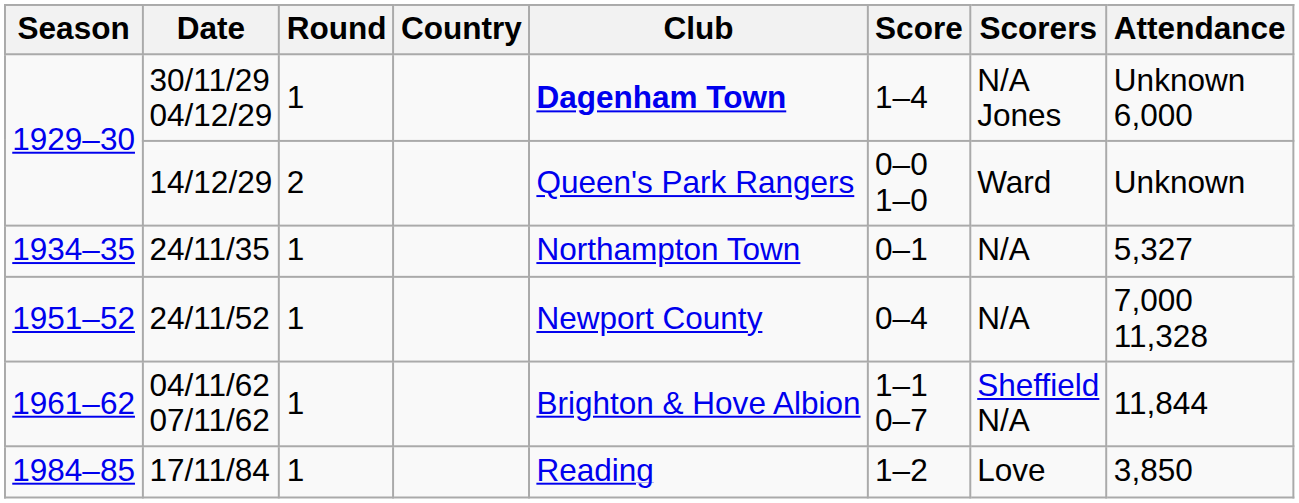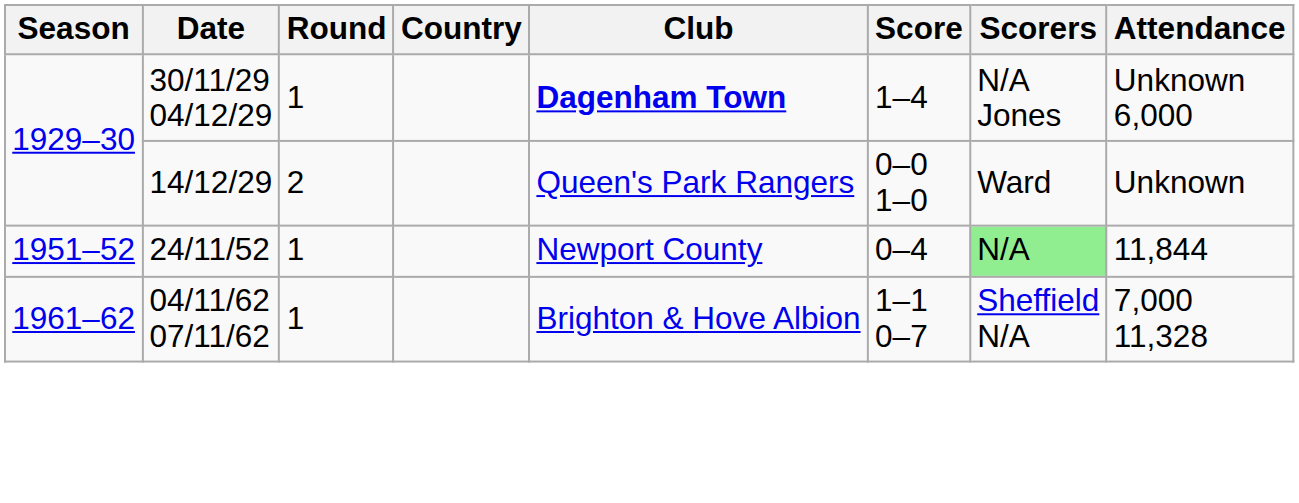- row: (210, 250)
(1003, 318) no background -> (1003, 250) lightgreen background
(1161, 318) 7,000 11,328 -> (1161, 250) 11,844
(1161, 403) 11,844 -> (1161, 318) 7,000 11,328
- row: (210, 471)
